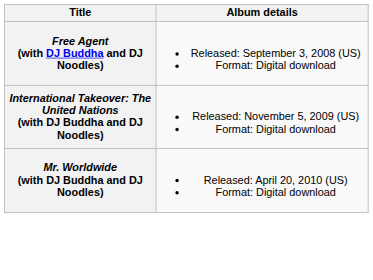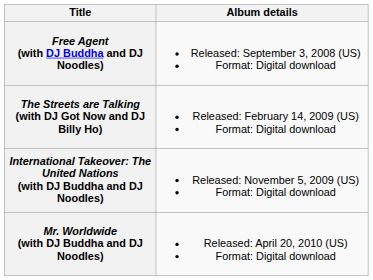+ row: (80, 116)
